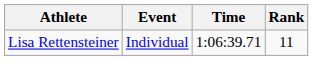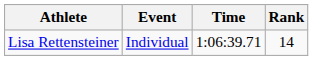(286, 42) 11 -> (286, 42) 14
